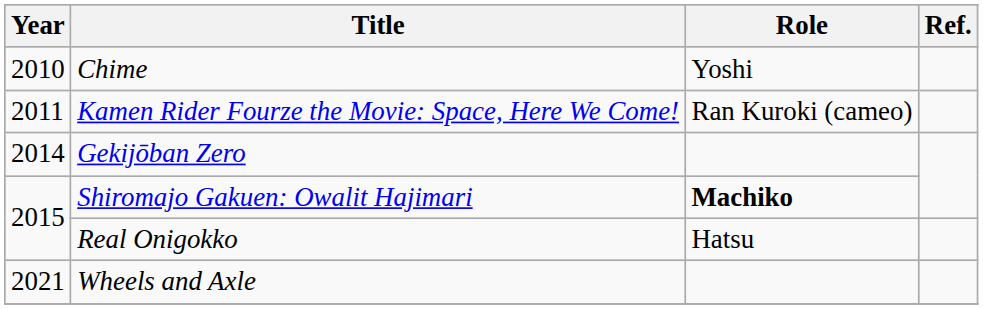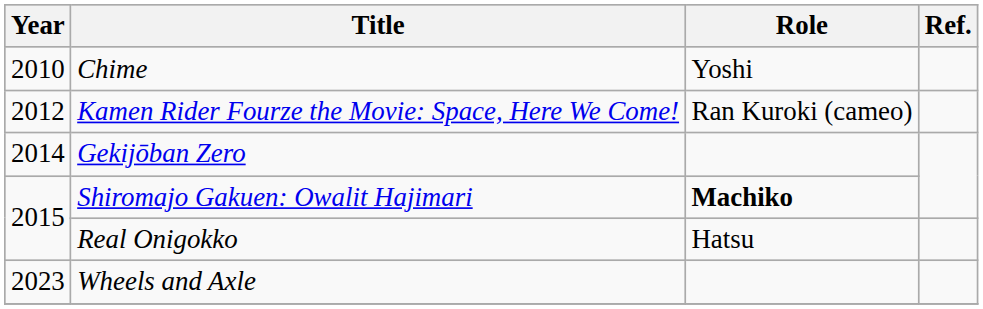(37, 111) 2011 -> (38, 111) 2012
(38, 281) 2021 -> (38, 281) 2023
